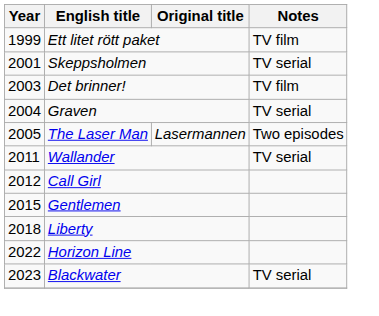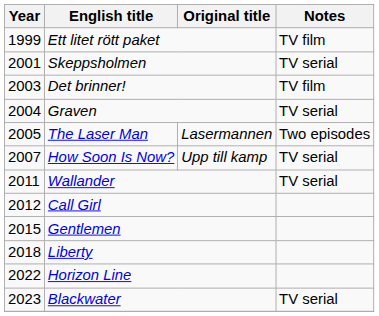+ row: (111, 157)
